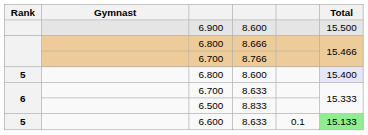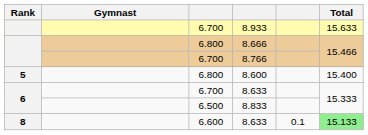+ row: (211, 28)
- row: (211, 28)
(342, 75) lavender background -> (342, 75) no background
(23, 122) 5 -> (23, 122) 8
